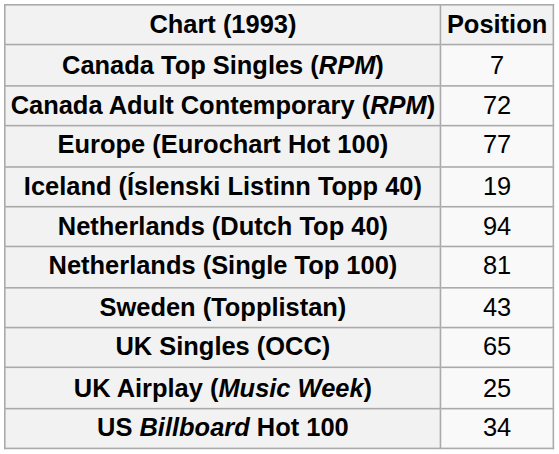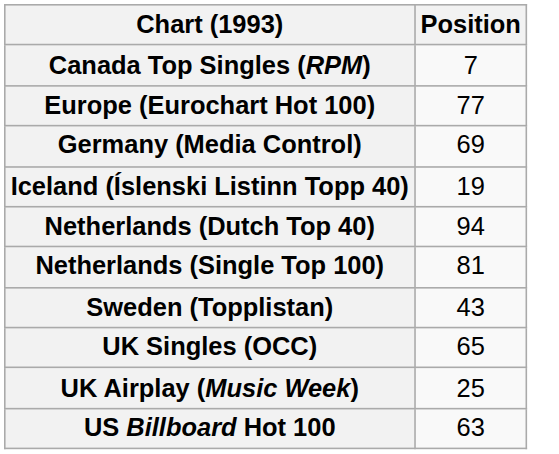- row: (223, 105)
+ row: (210, 145)
(497, 428) 34 -> (471, 428) 63
